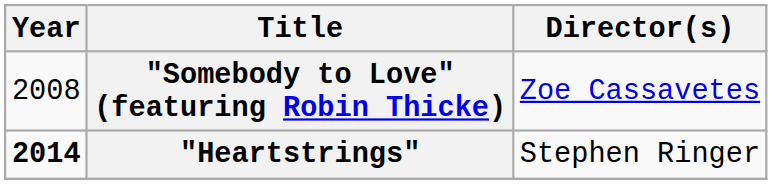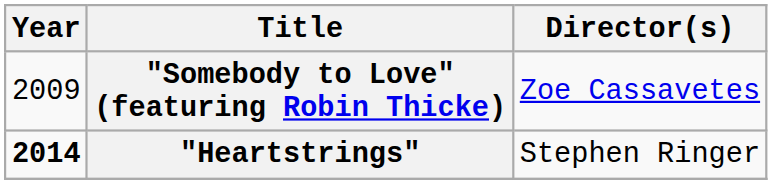(46, 92) 2008 -> (46, 92) 2009
